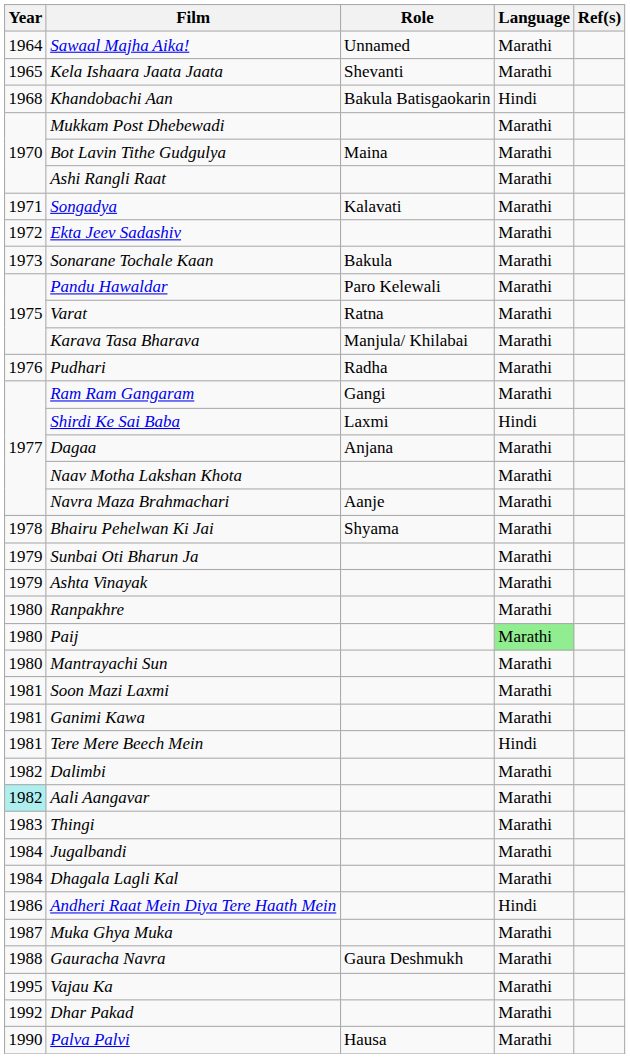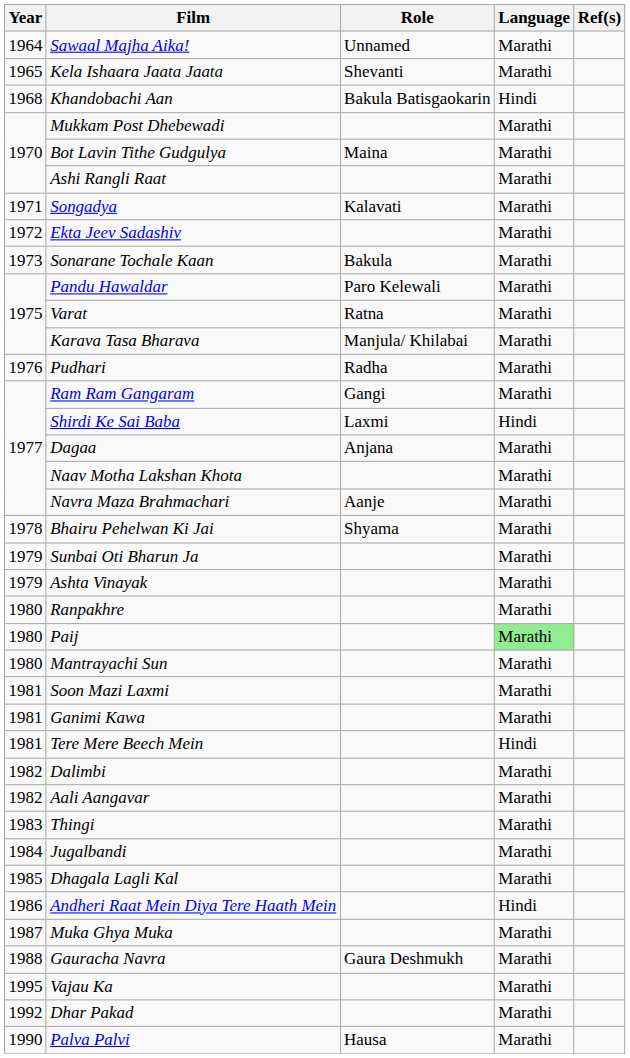(25, 797) paleturquoise background -> (25, 797) no background
(25, 878) 1984 -> (25, 878) 1985
